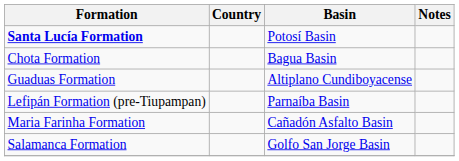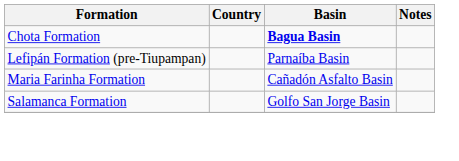- row: (75, 36)
(302, 58) normal -> (304, 36) bold
- row: (61, 79)
